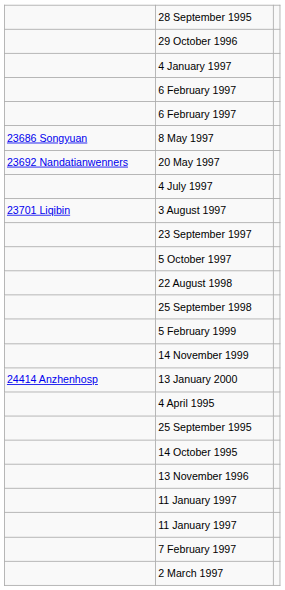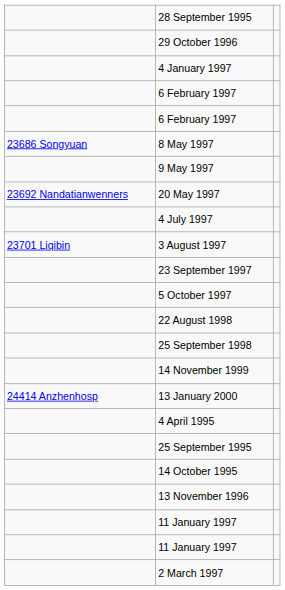+ row: (80, 169)
- row: (80, 331)
- row: (80, 549)
